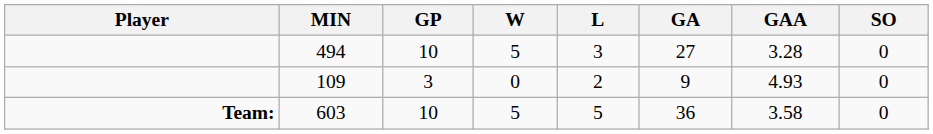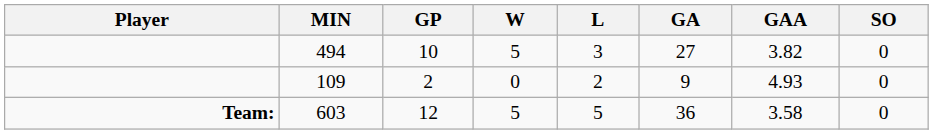(785, 50) 3.28 -> (785, 50) 3.82
(428, 81) 3 -> (428, 81) 2
(428, 112) 10 -> (428, 112) 12
